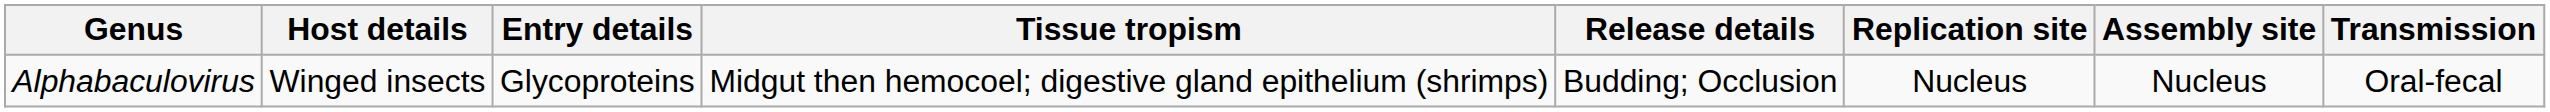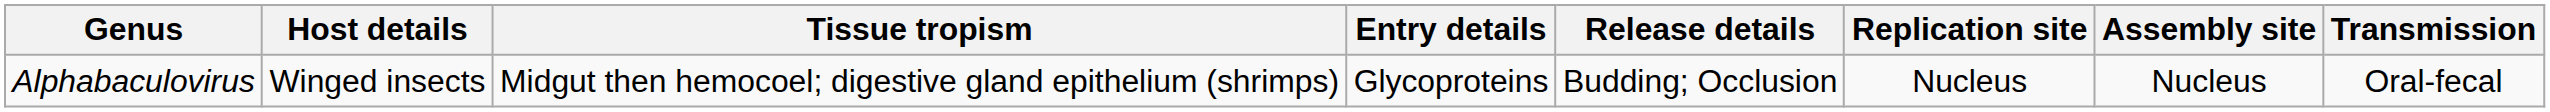columns swapped: (1129, 29) <-> (597, 29)
